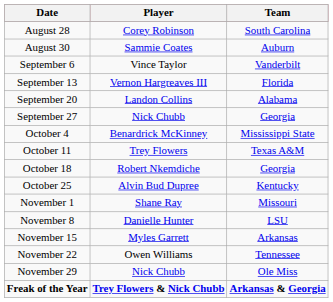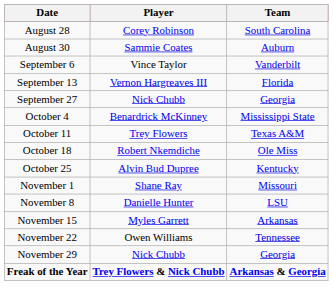- row: (47, 99)
(278, 168) Georgia -> (278, 151) Ole Miss
(278, 271) Ole Miss -> (278, 254) Georgia
